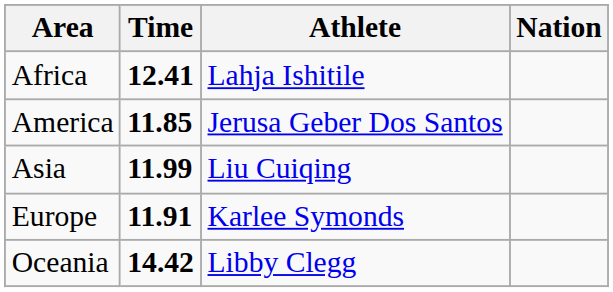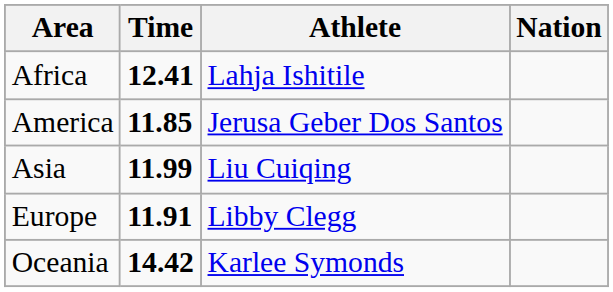(306, 215) Karlee Symonds -> (282, 215) Libby Clegg
(282, 262) Libby Clegg -> (306, 262) Karlee Symonds
